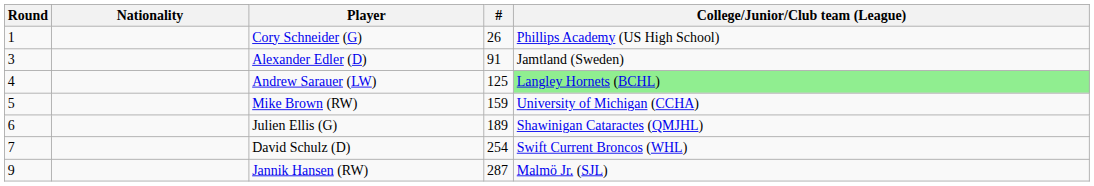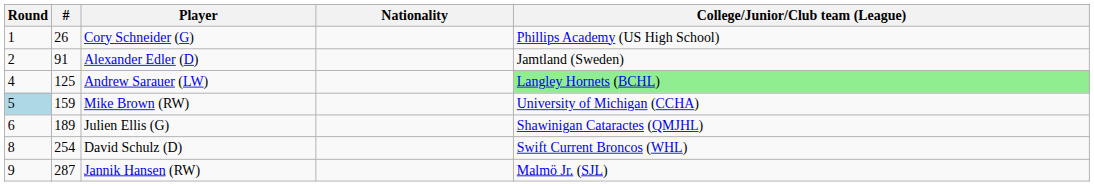columns swapped: (499, 15) <-> (150, 15)
(11, 59) 3 -> (11, 59) 2
(11, 103) no background -> (11, 103) lightblue background
(11, 147) 7 -> (11, 147) 8
